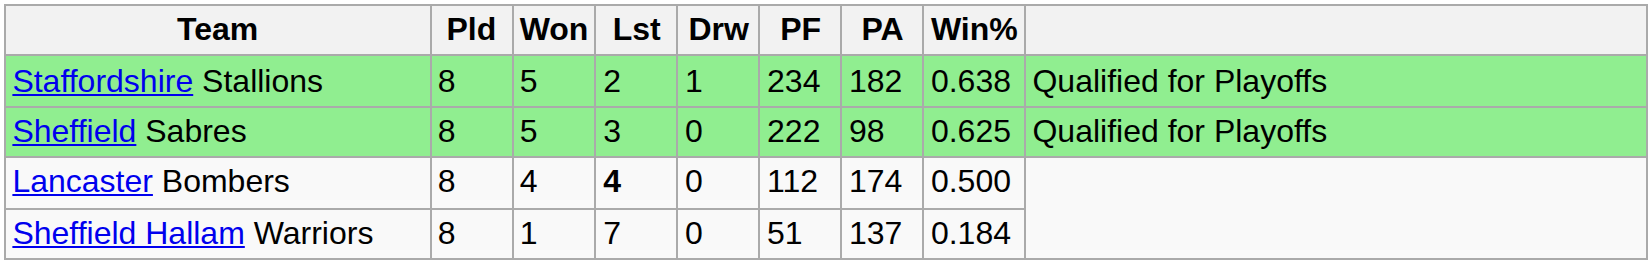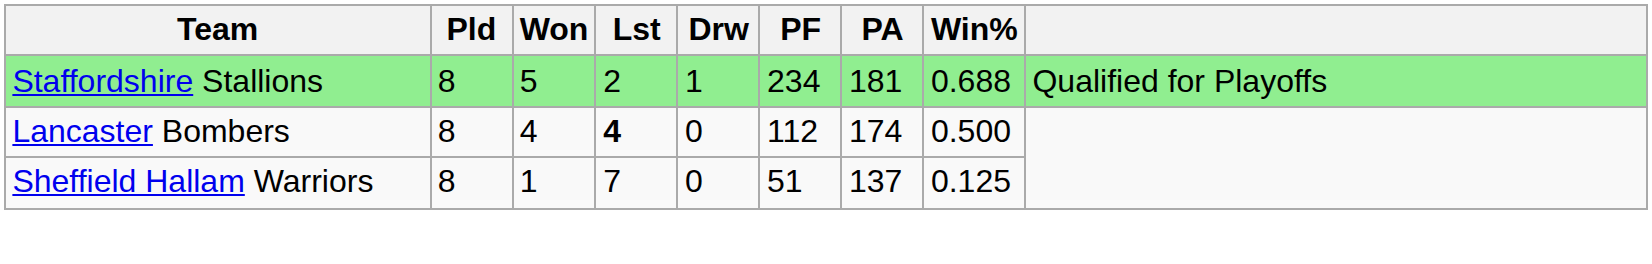(876, 80) 182 -> (876, 80) 181
(971, 80) 0.638 -> (971, 80) 0.688
- row: (130, 131)
(971, 232) 0.184 -> (971, 182) 0.125
